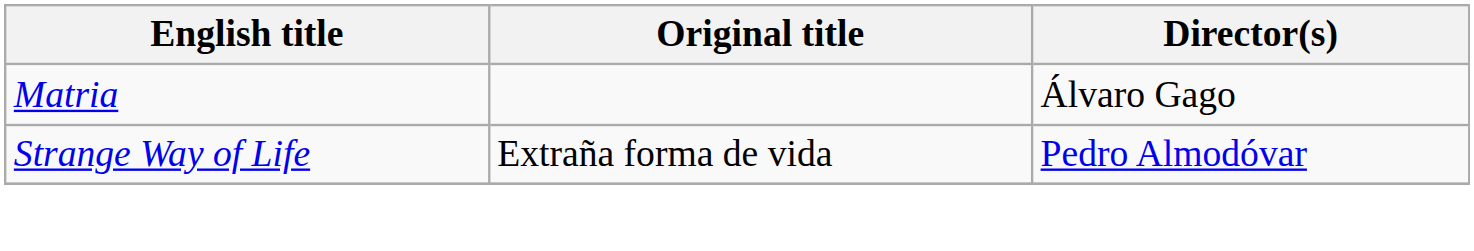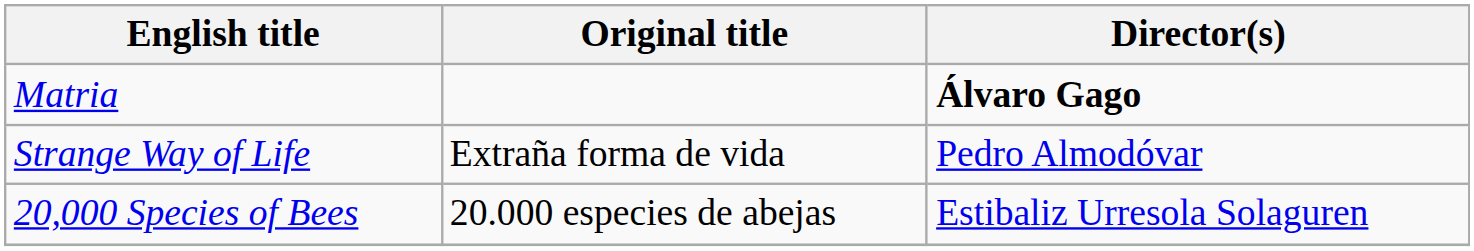(1138, 93) normal -> (1039, 93) bold
+ row: (186, 213)
